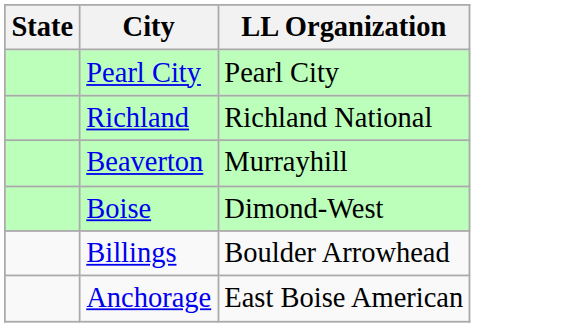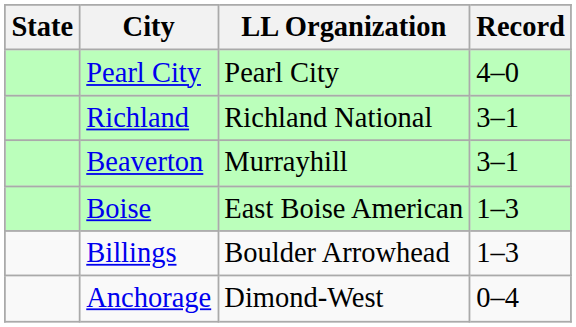+ column: (521, 27)
(304, 207) Dimond-West -> (344, 207) East Boise American
(344, 298) East Boise American -> (304, 298) Dimond-West
